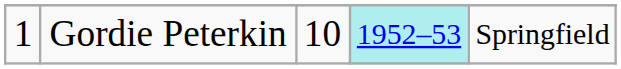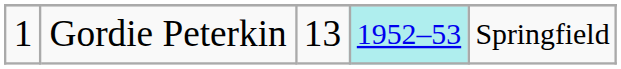(322, 34) 10 -> (322, 34) 13
